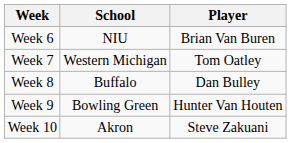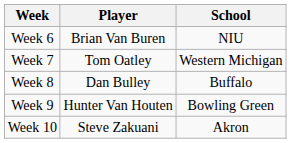columns swapped: (228, 15) <-> (115, 15)
